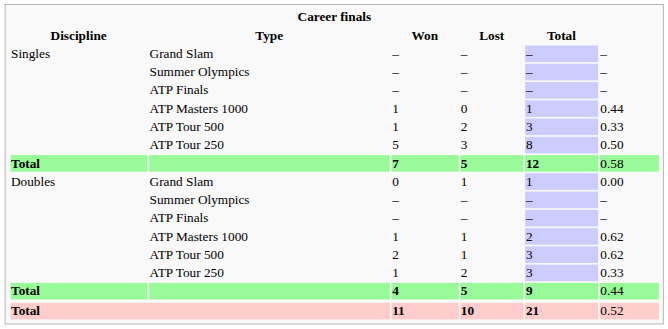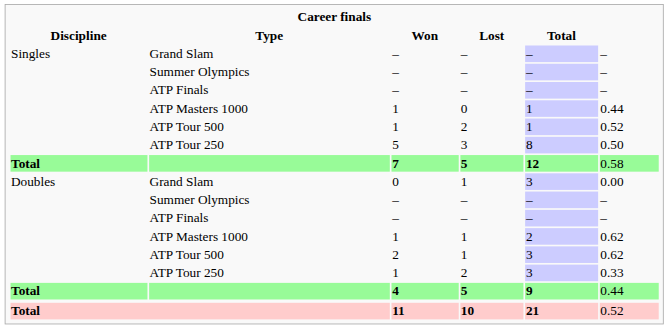(529, 127) 3 -> (529, 127) 1
(612, 127) 0.33 -> (612, 127) 0.52
(529, 181) 1 -> (529, 181) 3
